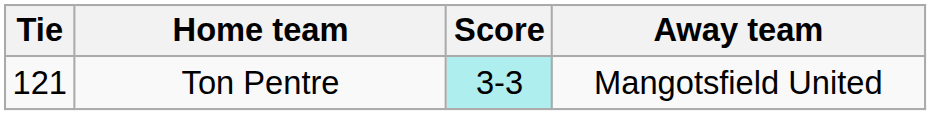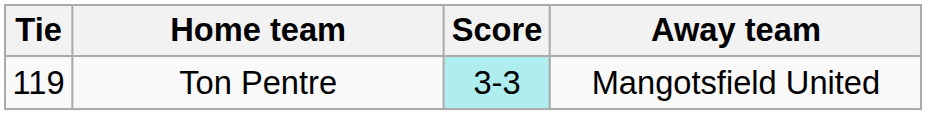(40, 82) 121 -> (39, 82) 119
